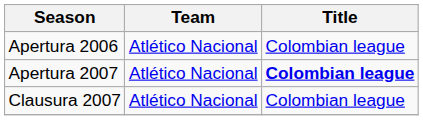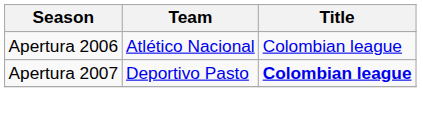(193, 73) Atlético Nacional -> (187, 73) Deportivo Pasto
- row: (65, 100)
